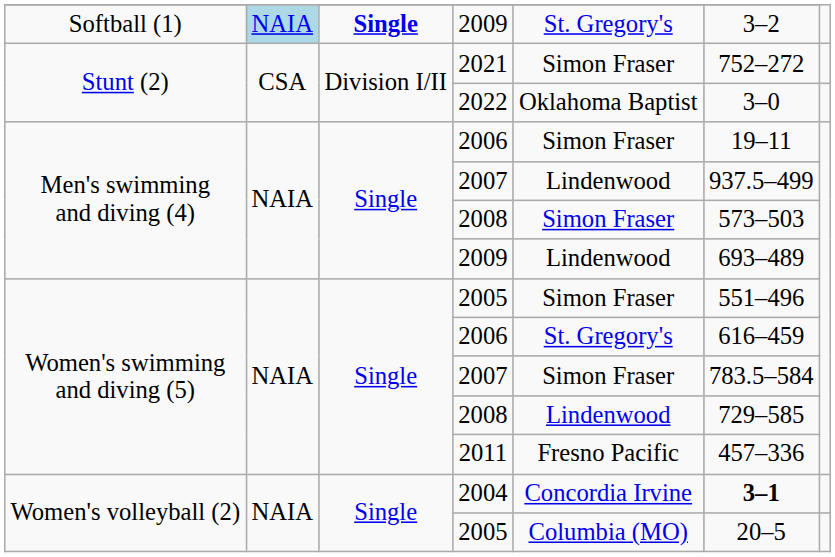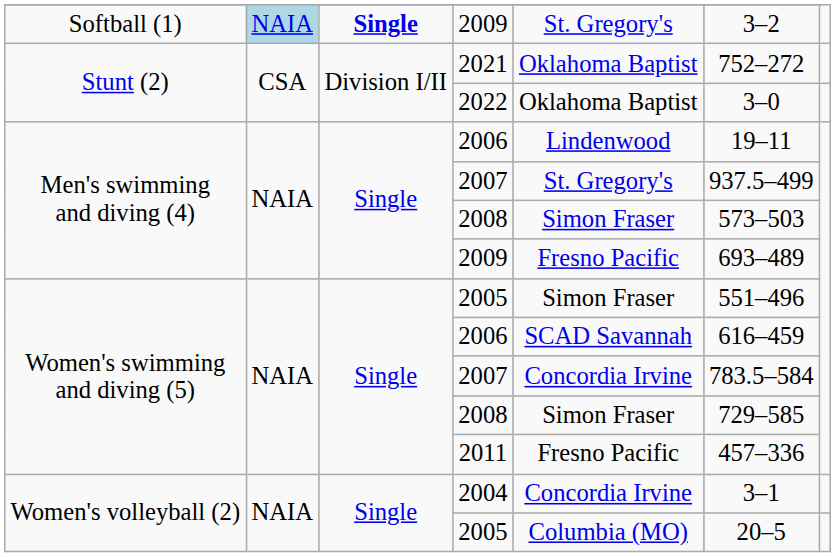(608, 63) Simon Fraser -> (608, 63) Oklahoma Baptist
(608, 141) Simon Fraser -> (608, 141) Lindenwood
(608, 180) Lindenwood -> (608, 180) St. Gregory's
(608, 258) Lindenwood -> (608, 258) Fresno Pacific
(608, 336) St. Gregory's -> (608, 336) SCAD Savannah
(608, 375) Simon Fraser -> (608, 375) Concordia Irvine
(608, 414) Lindenwood -> (608, 414) Simon Fraser
(761, 492) bold -> (761, 492) normal
